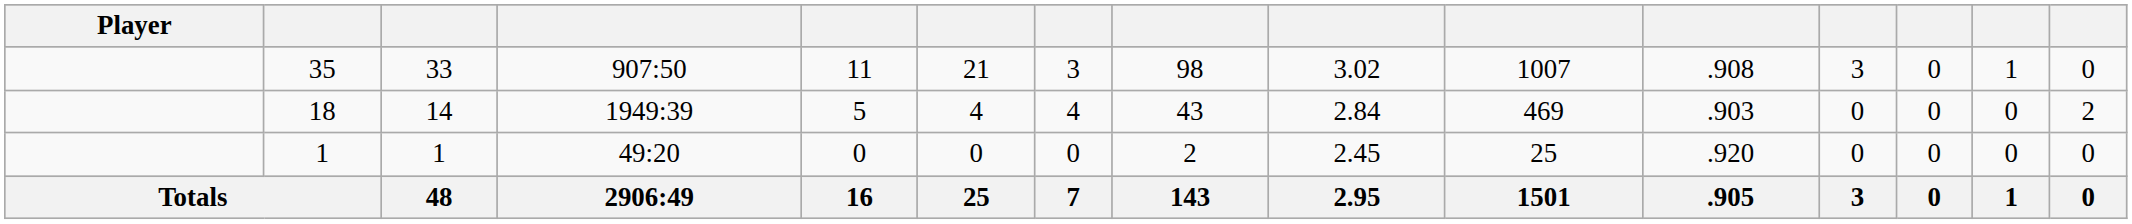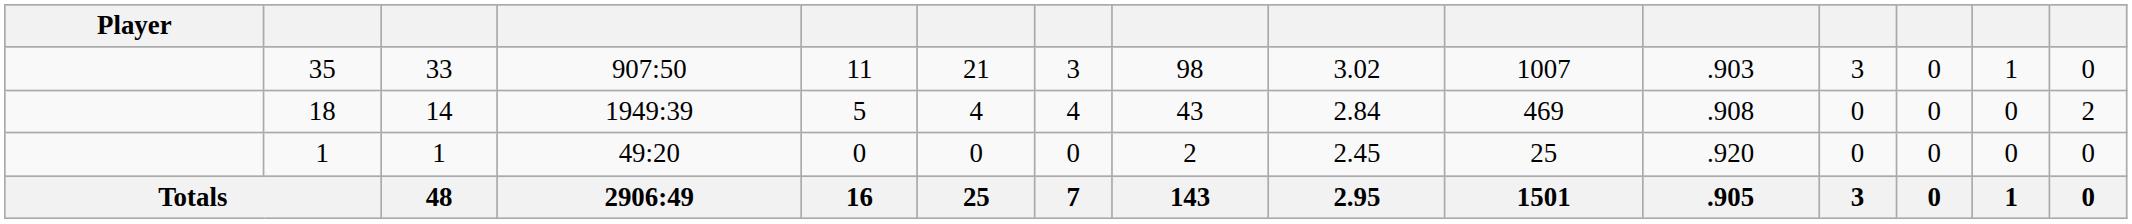(1731, 68) .908 -> (1731, 68) .903
(1731, 111) .903 -> (1731, 111) .908
